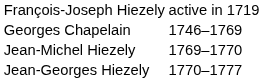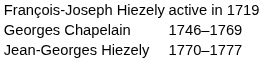- row: (70, 50)
